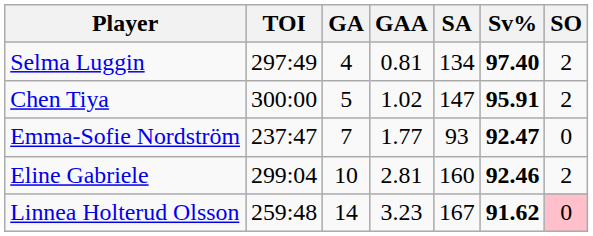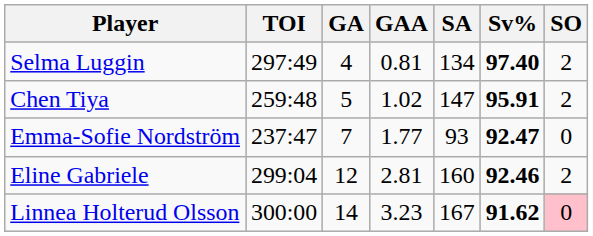(284, 99) 300:00 -> (284, 99) 259:48
(346, 174) 10 -> (346, 174) 12
(284, 212) 259:48 -> (284, 212) 300:00
